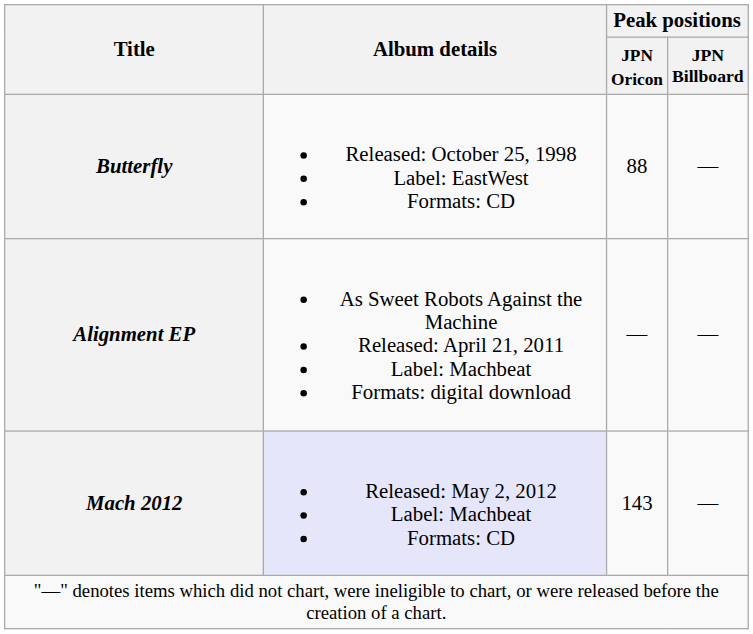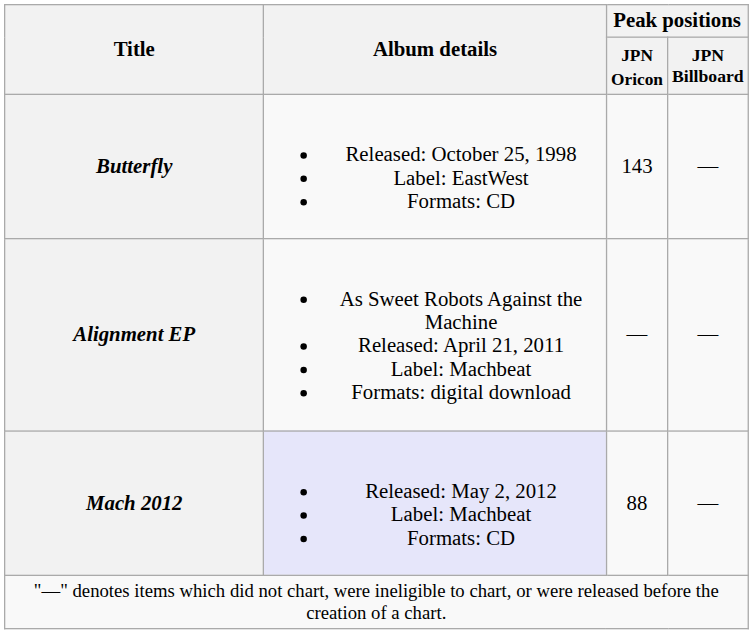(637, 166) 88 -> (637, 166) 143
(637, 502) 143 -> (637, 502) 88
